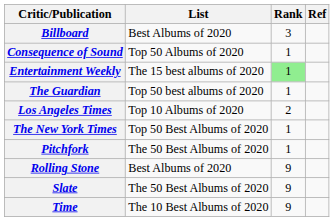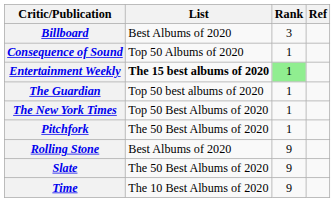(196, 71) normal -> (199, 71) bold
- row: (65, 110)
